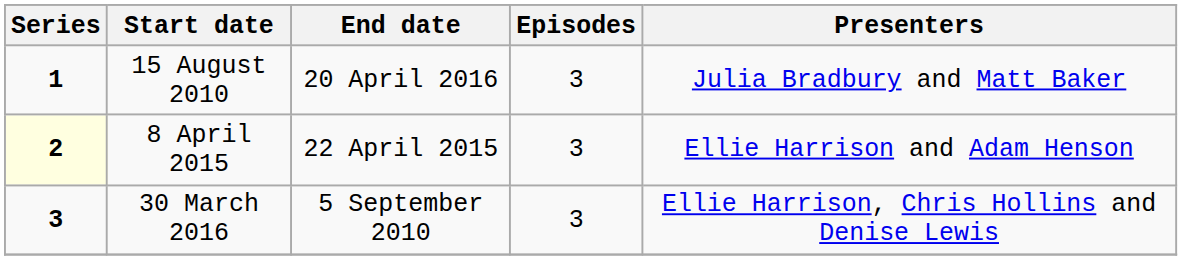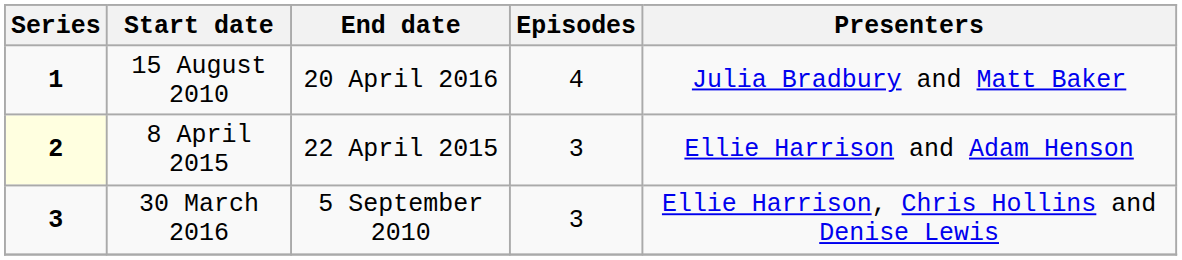(576, 80) 3 -> (576, 80) 4
